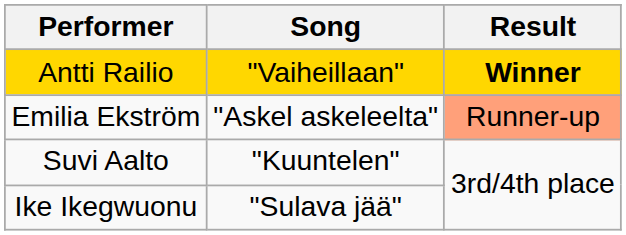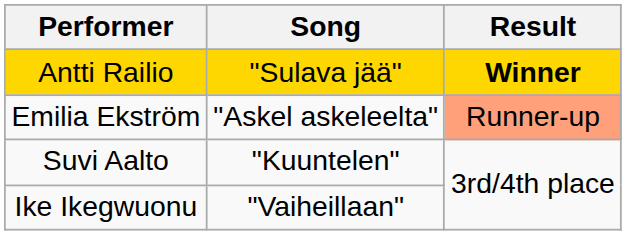(326, 71) "Vaiheillaan" -> (326, 71) "Sulava jää"
(326, 206) "Sulava jää" -> (326, 206) "Vaiheillaan"
